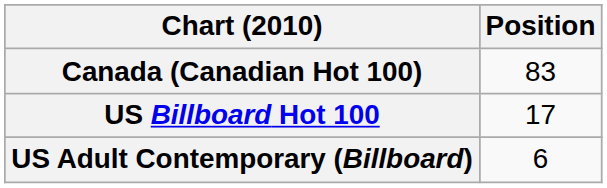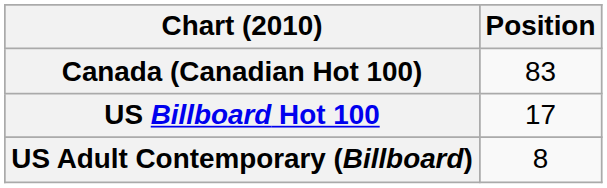(540, 159) 6 -> (540, 159) 8
